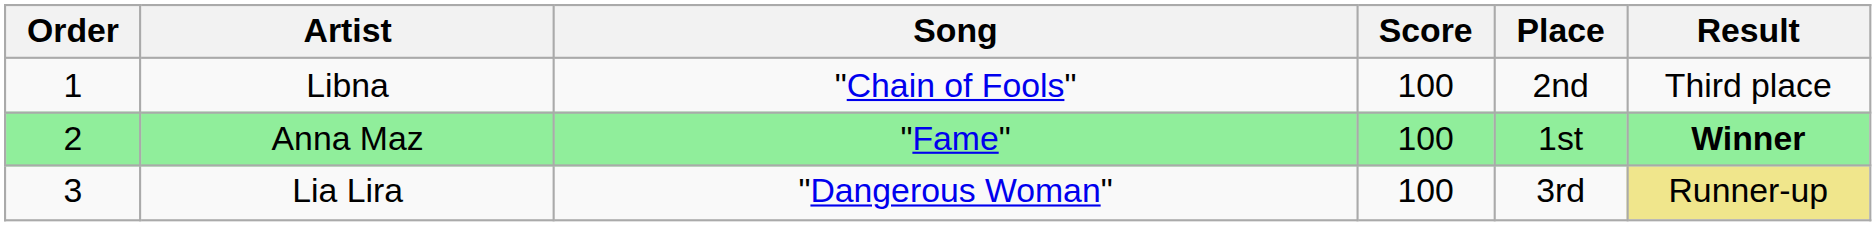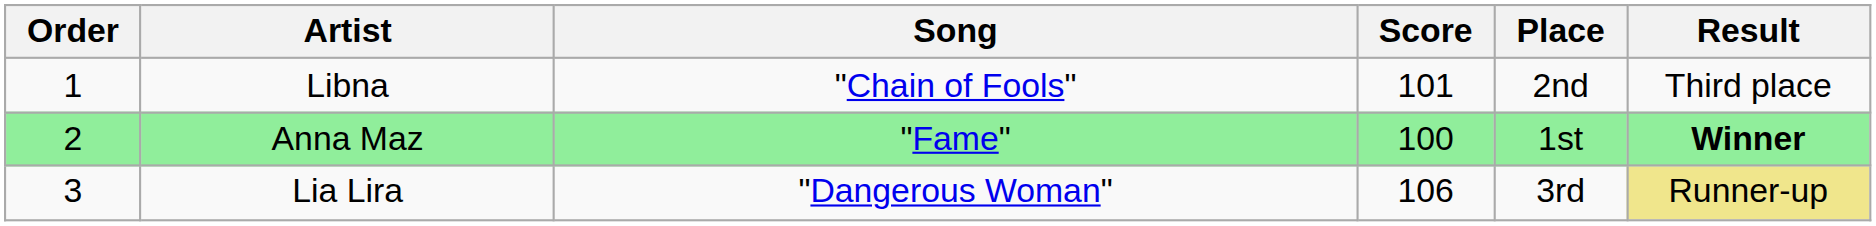(1426, 84) 100 -> (1426, 84) 101
(1426, 191) 100 -> (1426, 191) 106
